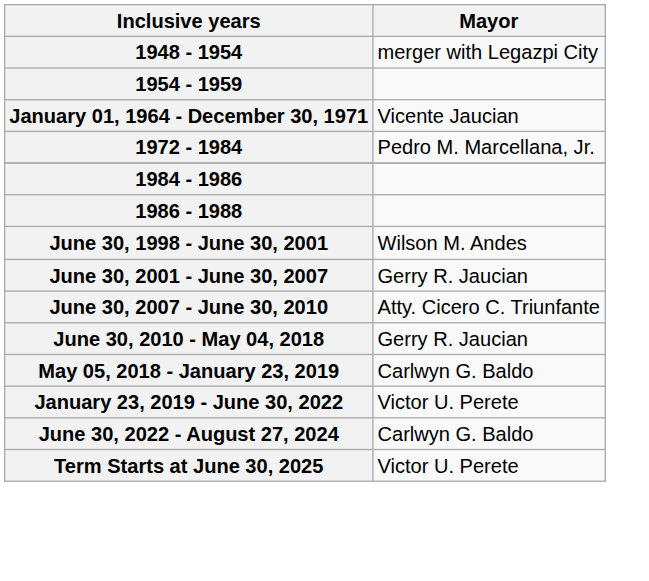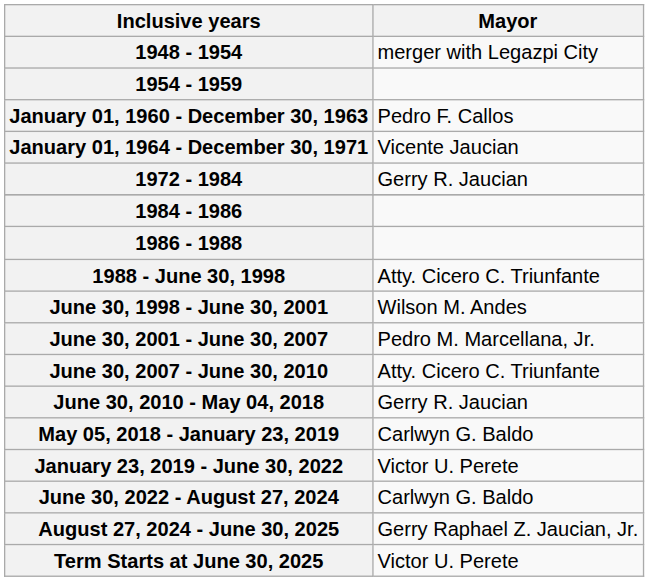+ row: (189, 116)
(486, 148) Pedro M. Marcellana, Jr. -> (453, 180) Gerry R. Jaucian
+ row: (189, 275)
(453, 275) Gerry R. Jaucian -> (486, 338) Pedro M. Marcellana, Jr.
+ row: (189, 529)
